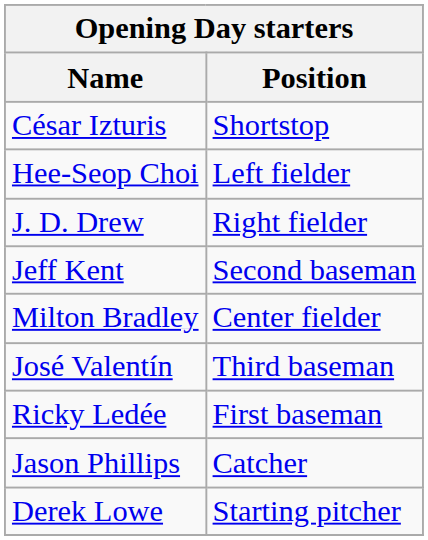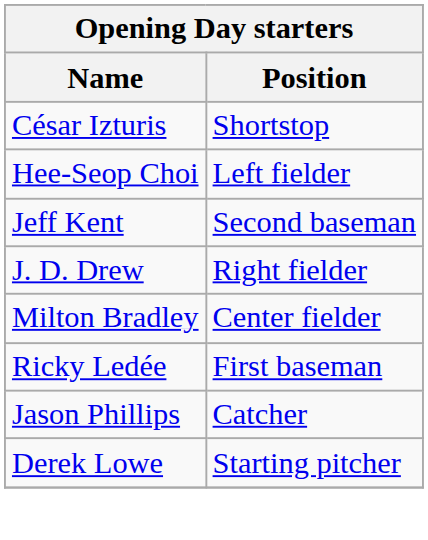rows swapped: (78, 221) <-> (68, 269)
- row: (92, 366)
